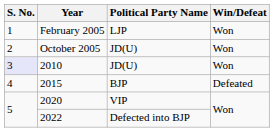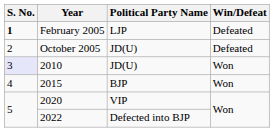(10, 30) normal -> (10, 30) bold
(223, 30) Won -> (233, 30) Defeated
(223, 48) Won -> (233, 48) Defeated
(233, 83) Defeated -> (223, 83) Won
